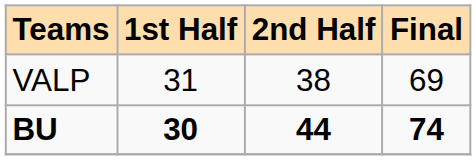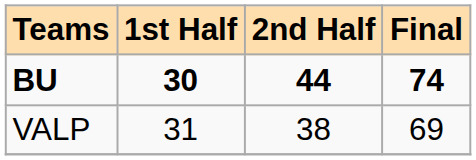rows swapped: (35, 129) <-> (51, 79)
